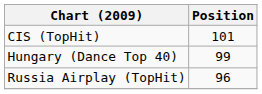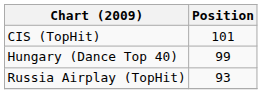(223, 78) 96 -> (223, 78) 93
